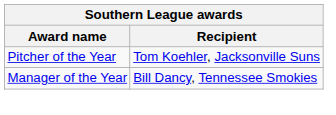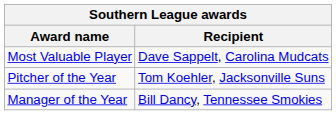+ row: (70, 57)
